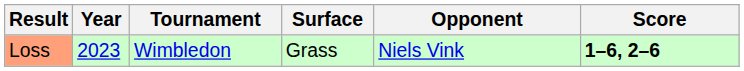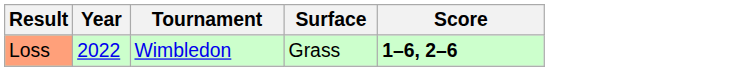- column: (477, 19)
(99, 50) 2023 -> (99, 50) 2022
